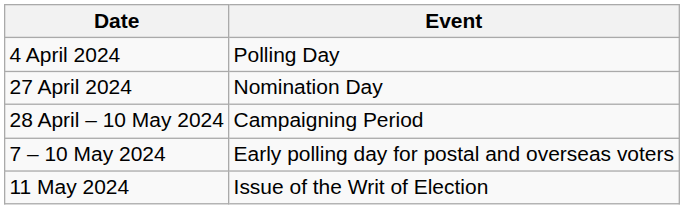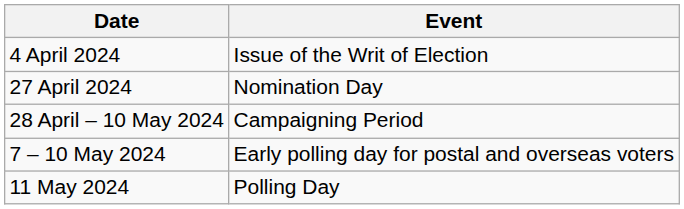(287, 54) Polling Day -> (361, 54) Issue of the Writ of Election
(361, 187) Issue of the Writ of Election -> (287, 187) Polling Day
